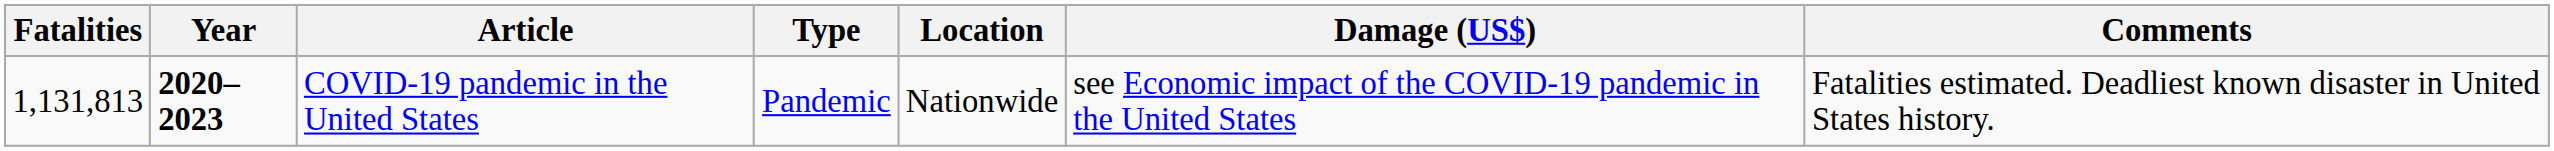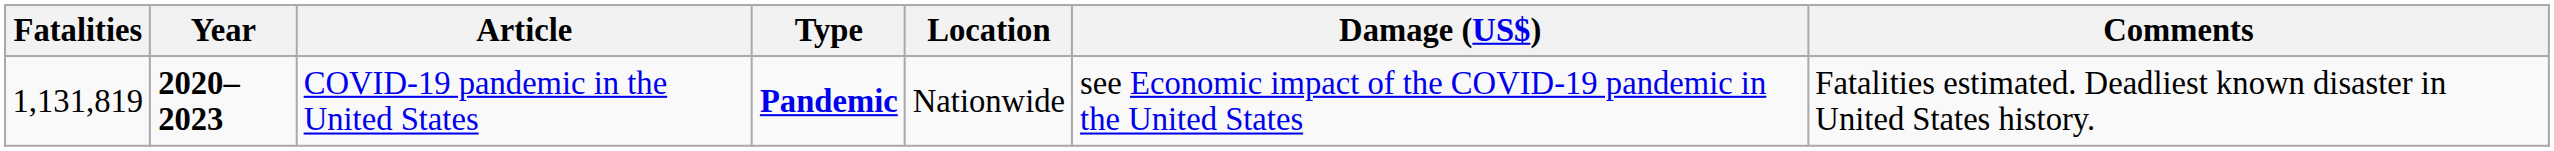(78, 100) 1,131,813 -> (78, 100) 1,131,819
(826, 100) normal -> (829, 100) bold
